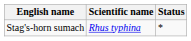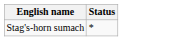- column: (121, 12)
